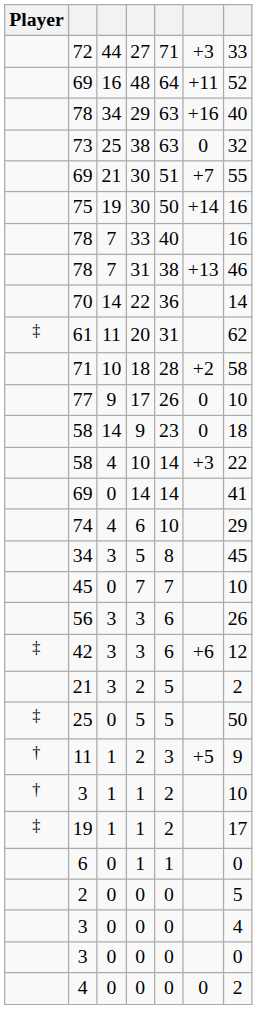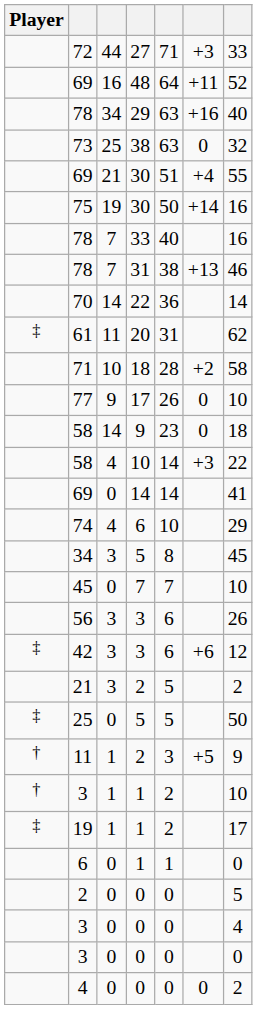(203, 176) +7 -> (203, 176) +4
